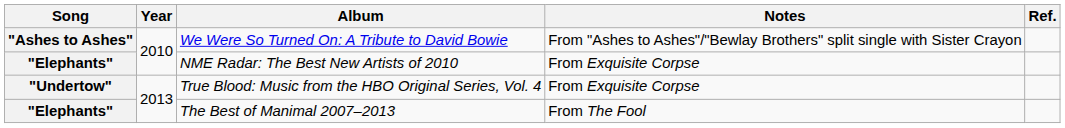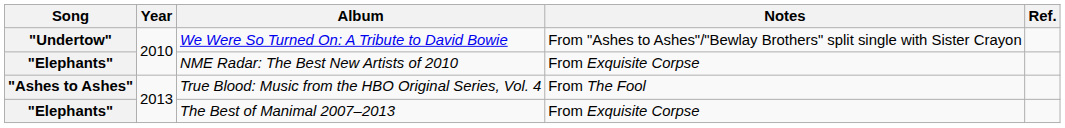(70, 39) "Ashes to Ashes" -> (70, 39) "Undertow"
(70, 87) "Undertow" -> (70, 87) "Ashes to Ashes"
(624, 87) From Exquisite Corpse -> (597, 87) From The Fool
(597, 110) From The Fool -> (624, 110) From Exquisite Corpse
